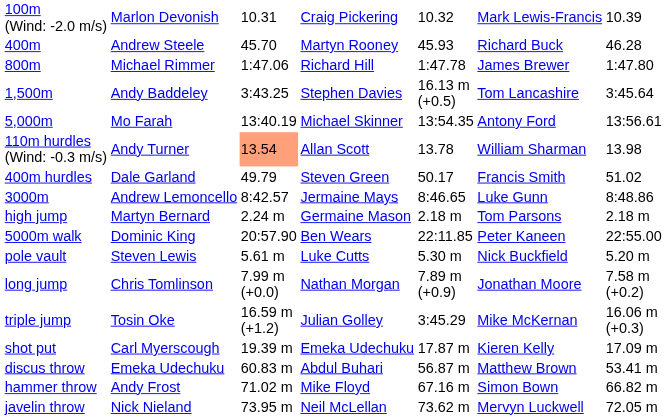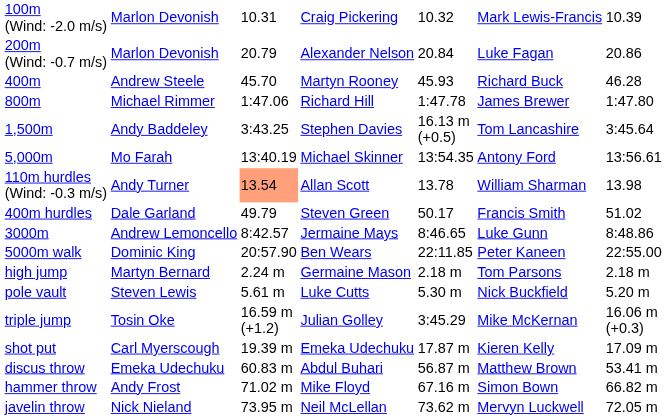+ row: (56, 53)
rows swapped: (43, 236) <-> (36, 216)
- row: (36, 284)
